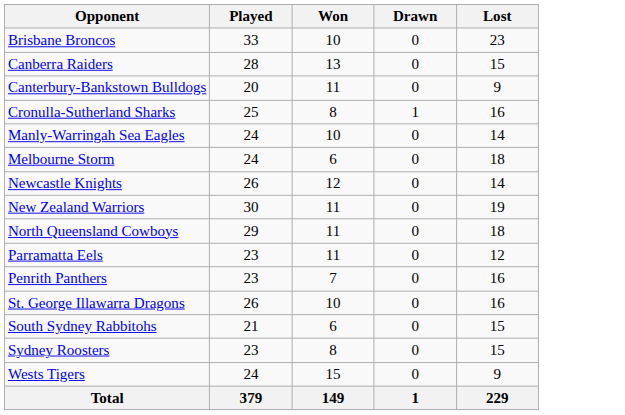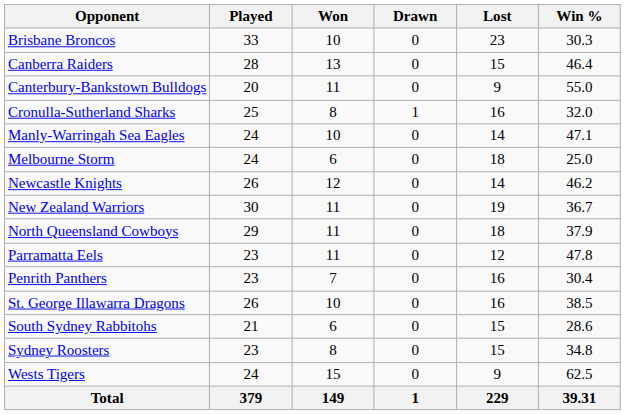+ column: (579, 16)
